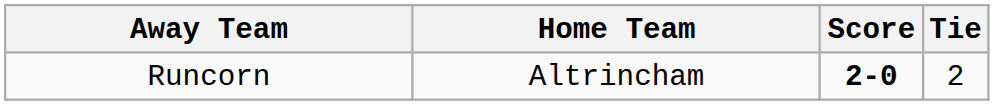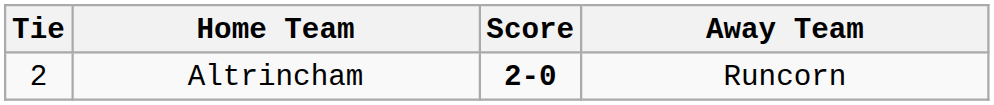columns swapped: (955, 29) <-> (209, 29)
